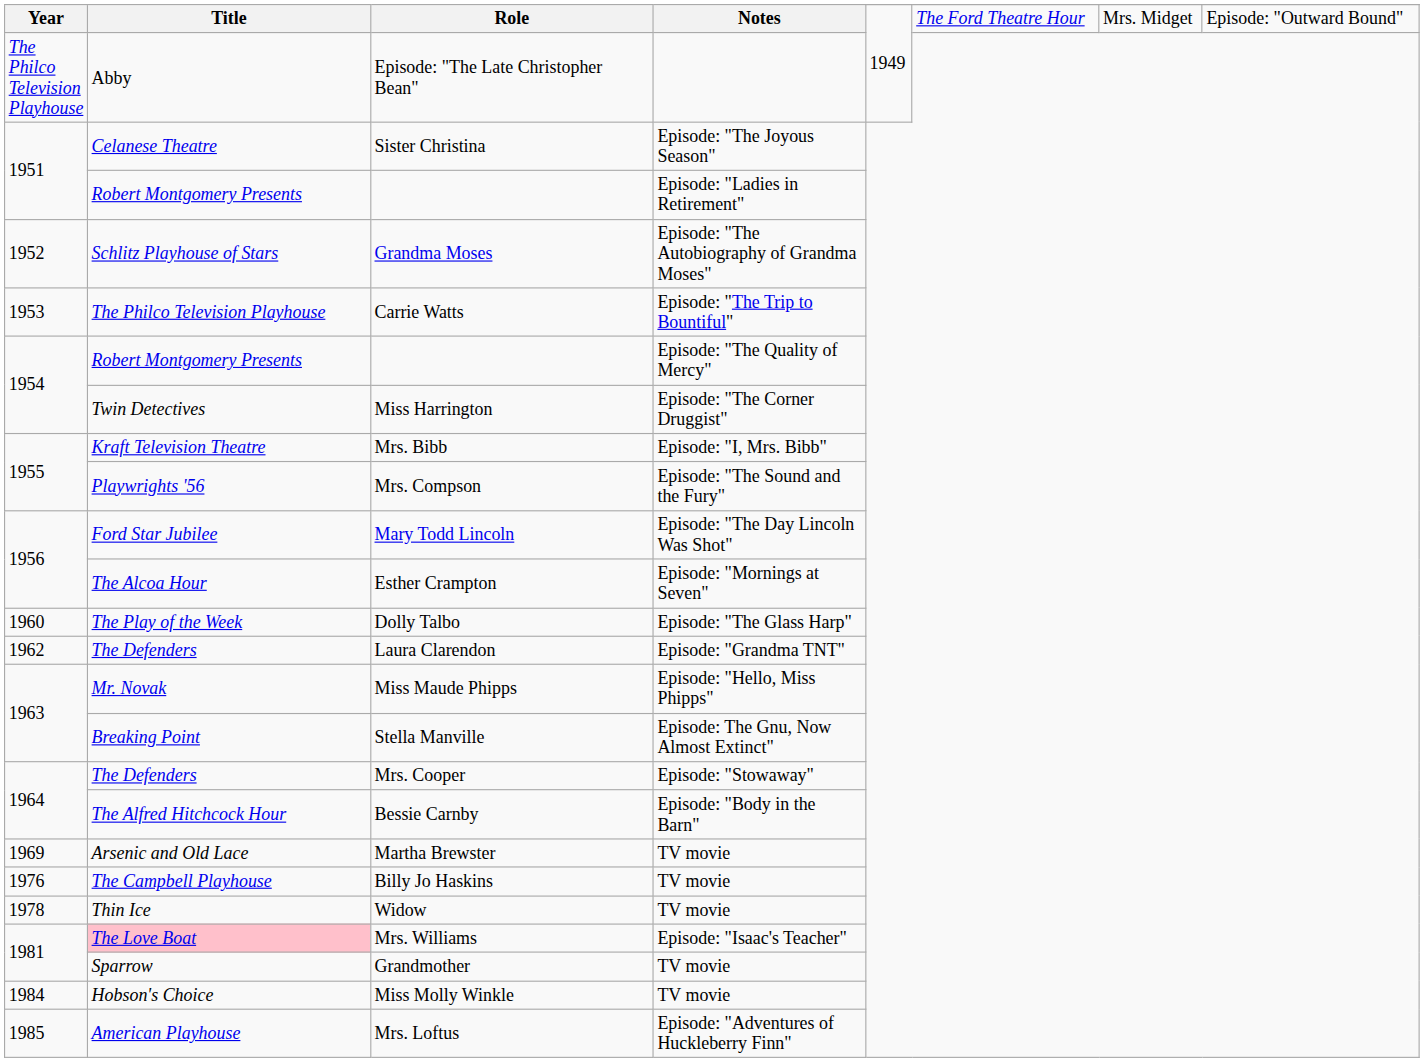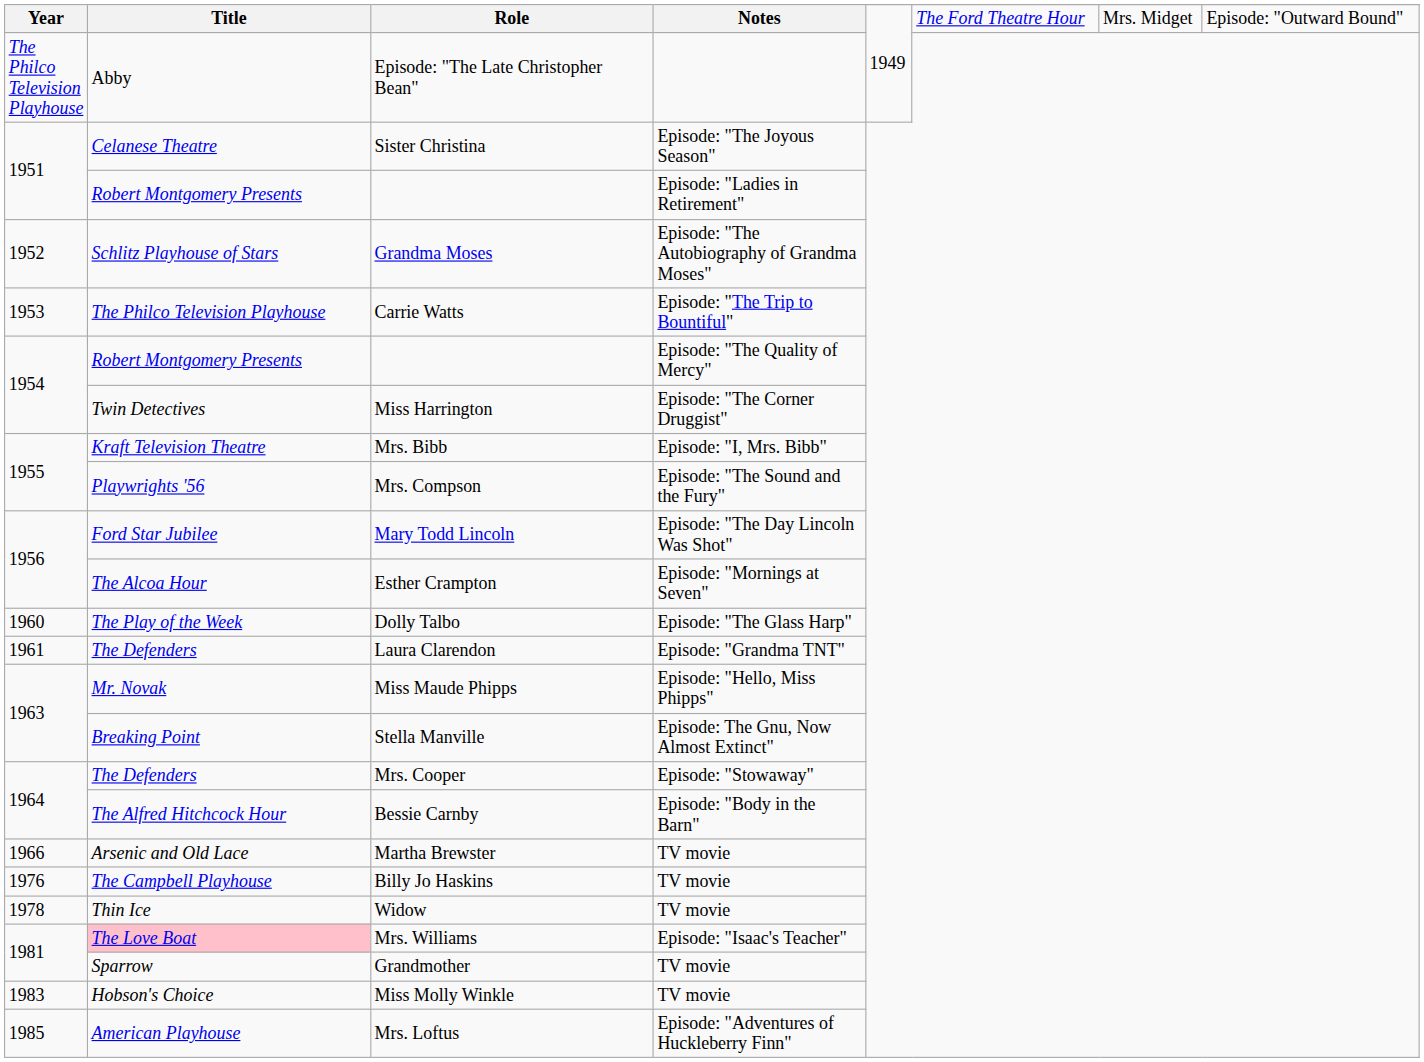(27, 650) 1962 -> (27, 650) 1961
(27, 852) 1969 -> (27, 852) 1966
(27, 994) 1984 -> (27, 994) 1983
